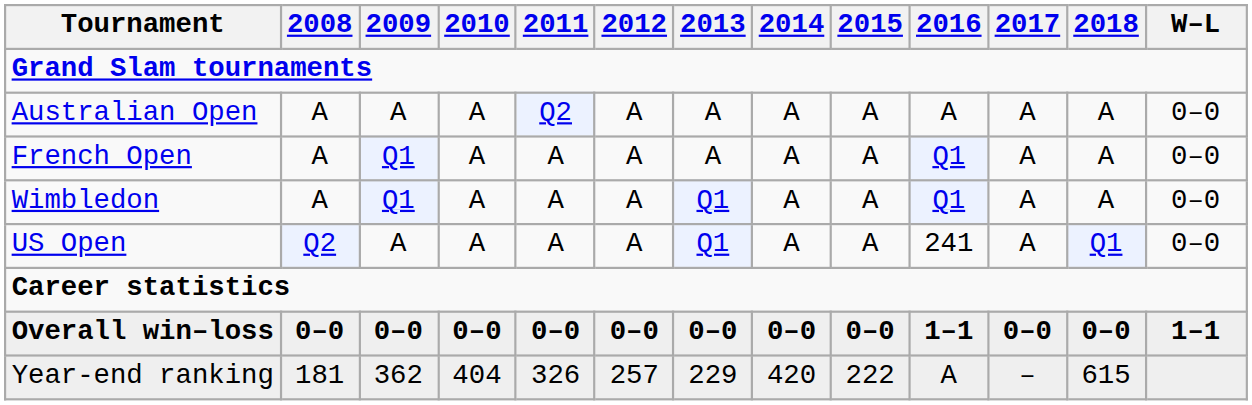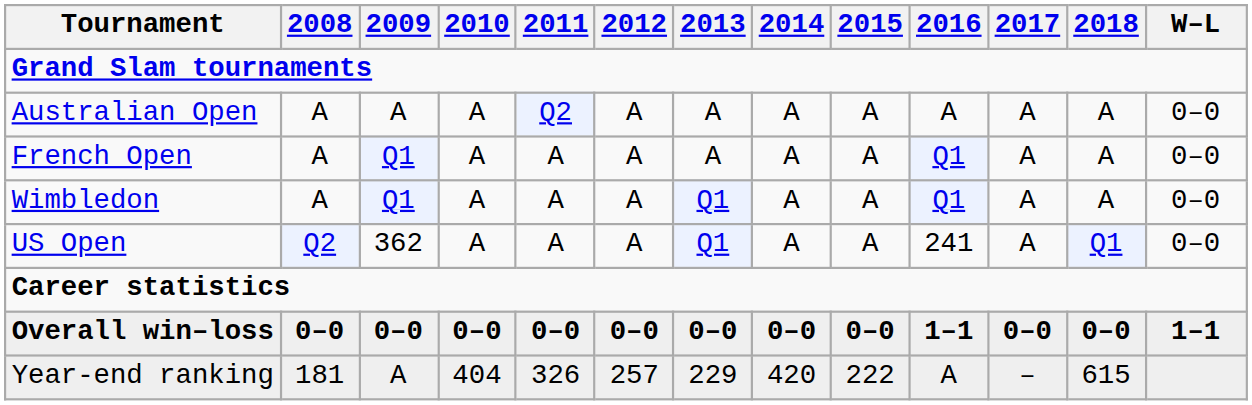(398, 246) A -> (398, 246) 362
(398, 377) 362 -> (398, 377) A
